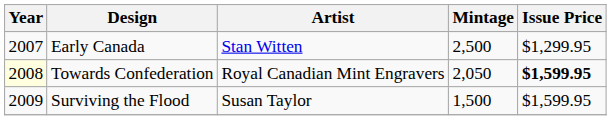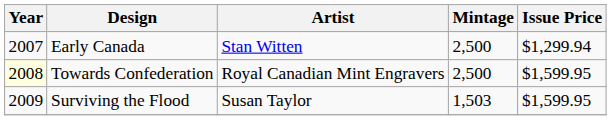(557, 45) $1,299.95 -> (557, 45) $1,299.94
(472, 73) 2,050 -> (472, 73) 2,500
(557, 73) bold -> (557, 73) normal
(472, 100) 1,500 -> (472, 100) 1,503
